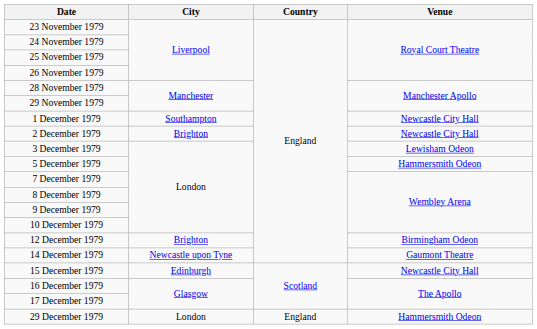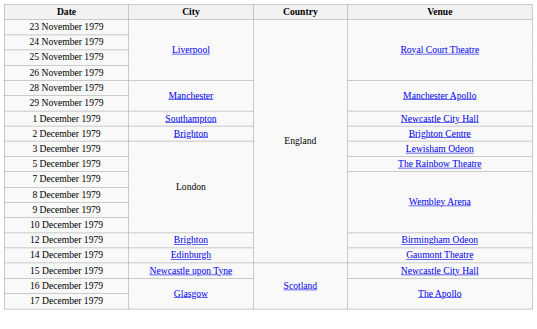(440, 133) Newcastle City Hall -> (440, 133) Brighton Centre
(440, 164) Hammersmith Odeon -> (440, 164) The Rainbow Theatre
(191, 255) Newcastle upon Tyne -> (191, 255) Edinburgh
(191, 270) Edinburgh -> (191, 270) Newcastle upon Tyne
- row: (67, 316)
